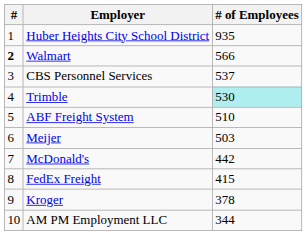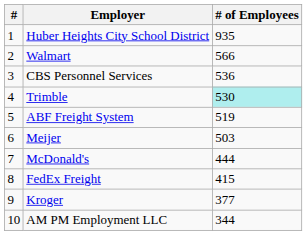(11, 55) bold -> (11, 55) normal
(225, 76) 537 -> (225, 76) 536
(225, 117) 510 -> (225, 117) 519
(225, 158) 442 -> (225, 158) 444
(225, 199) 378 -> (225, 199) 377
